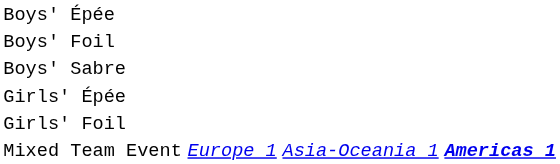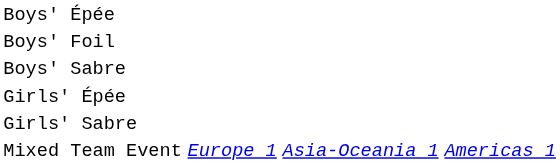- row: (65, 124)
+ row: (70, 124)
(500, 151) bold -> (500, 151) normal
